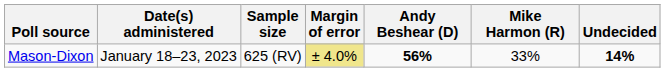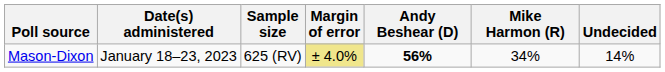(525, 56) 33% -> (525, 56) 34%
(620, 56) bold -> (620, 56) normal
